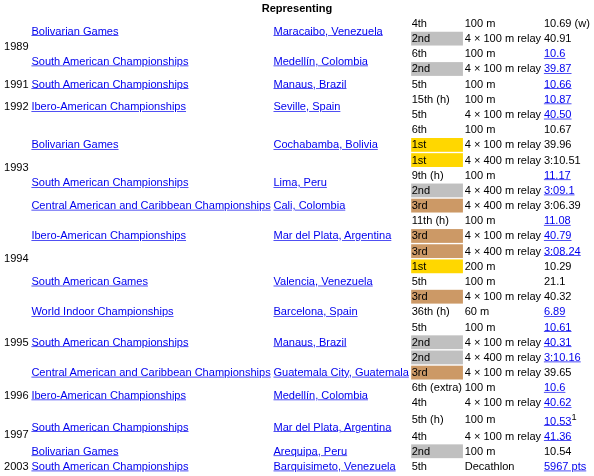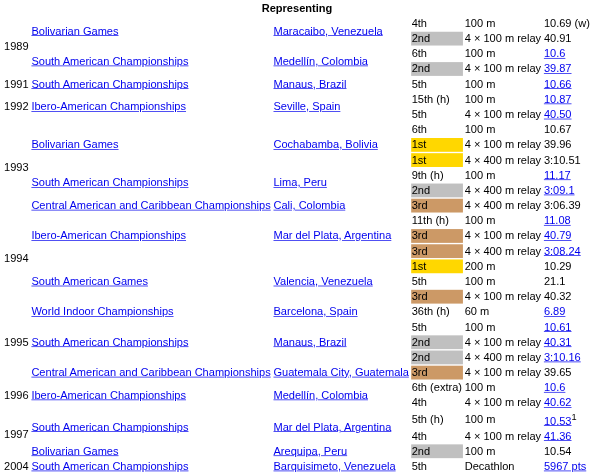(16, 466) 2003 -> (16, 466) 2004
